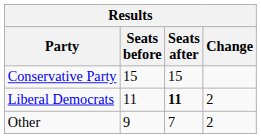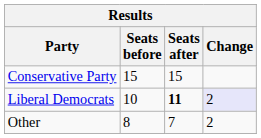(130, 99) 11 -> (130, 99) 10
(210, 99) no background -> (210, 99) lavender background
(127, 122) 9 -> (127, 122) 8
